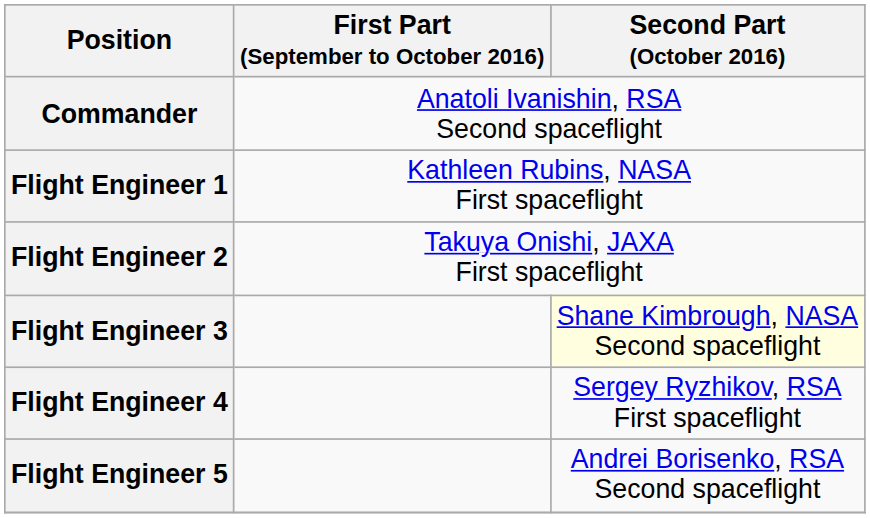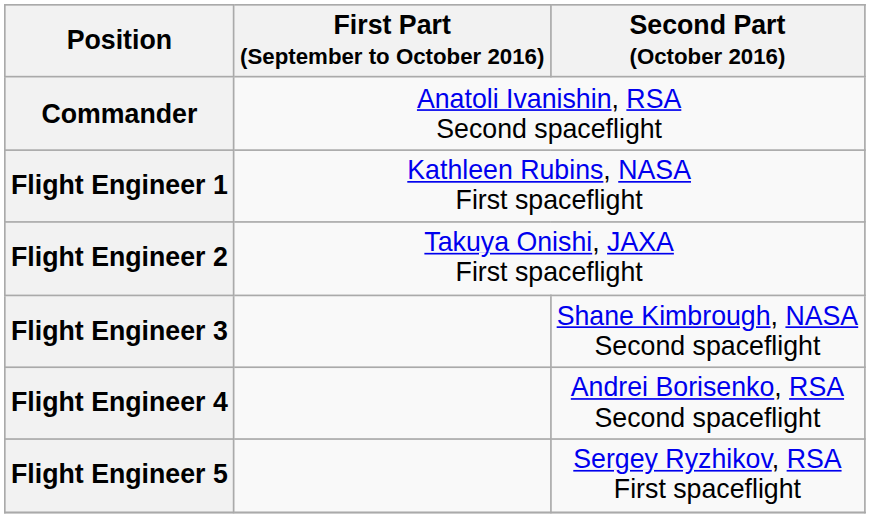(707, 330) lightyellow background -> (707, 330) no background
(707, 402) Sergey Ryzhikov, RSA First spaceflight -> (707, 402) Andrei Borisenko, RSA Second spaceflight
(707, 475) Andrei Borisenko, RSA Second spaceflight -> (707, 475) Sergey Ryzhikov, RSA First spaceflight
